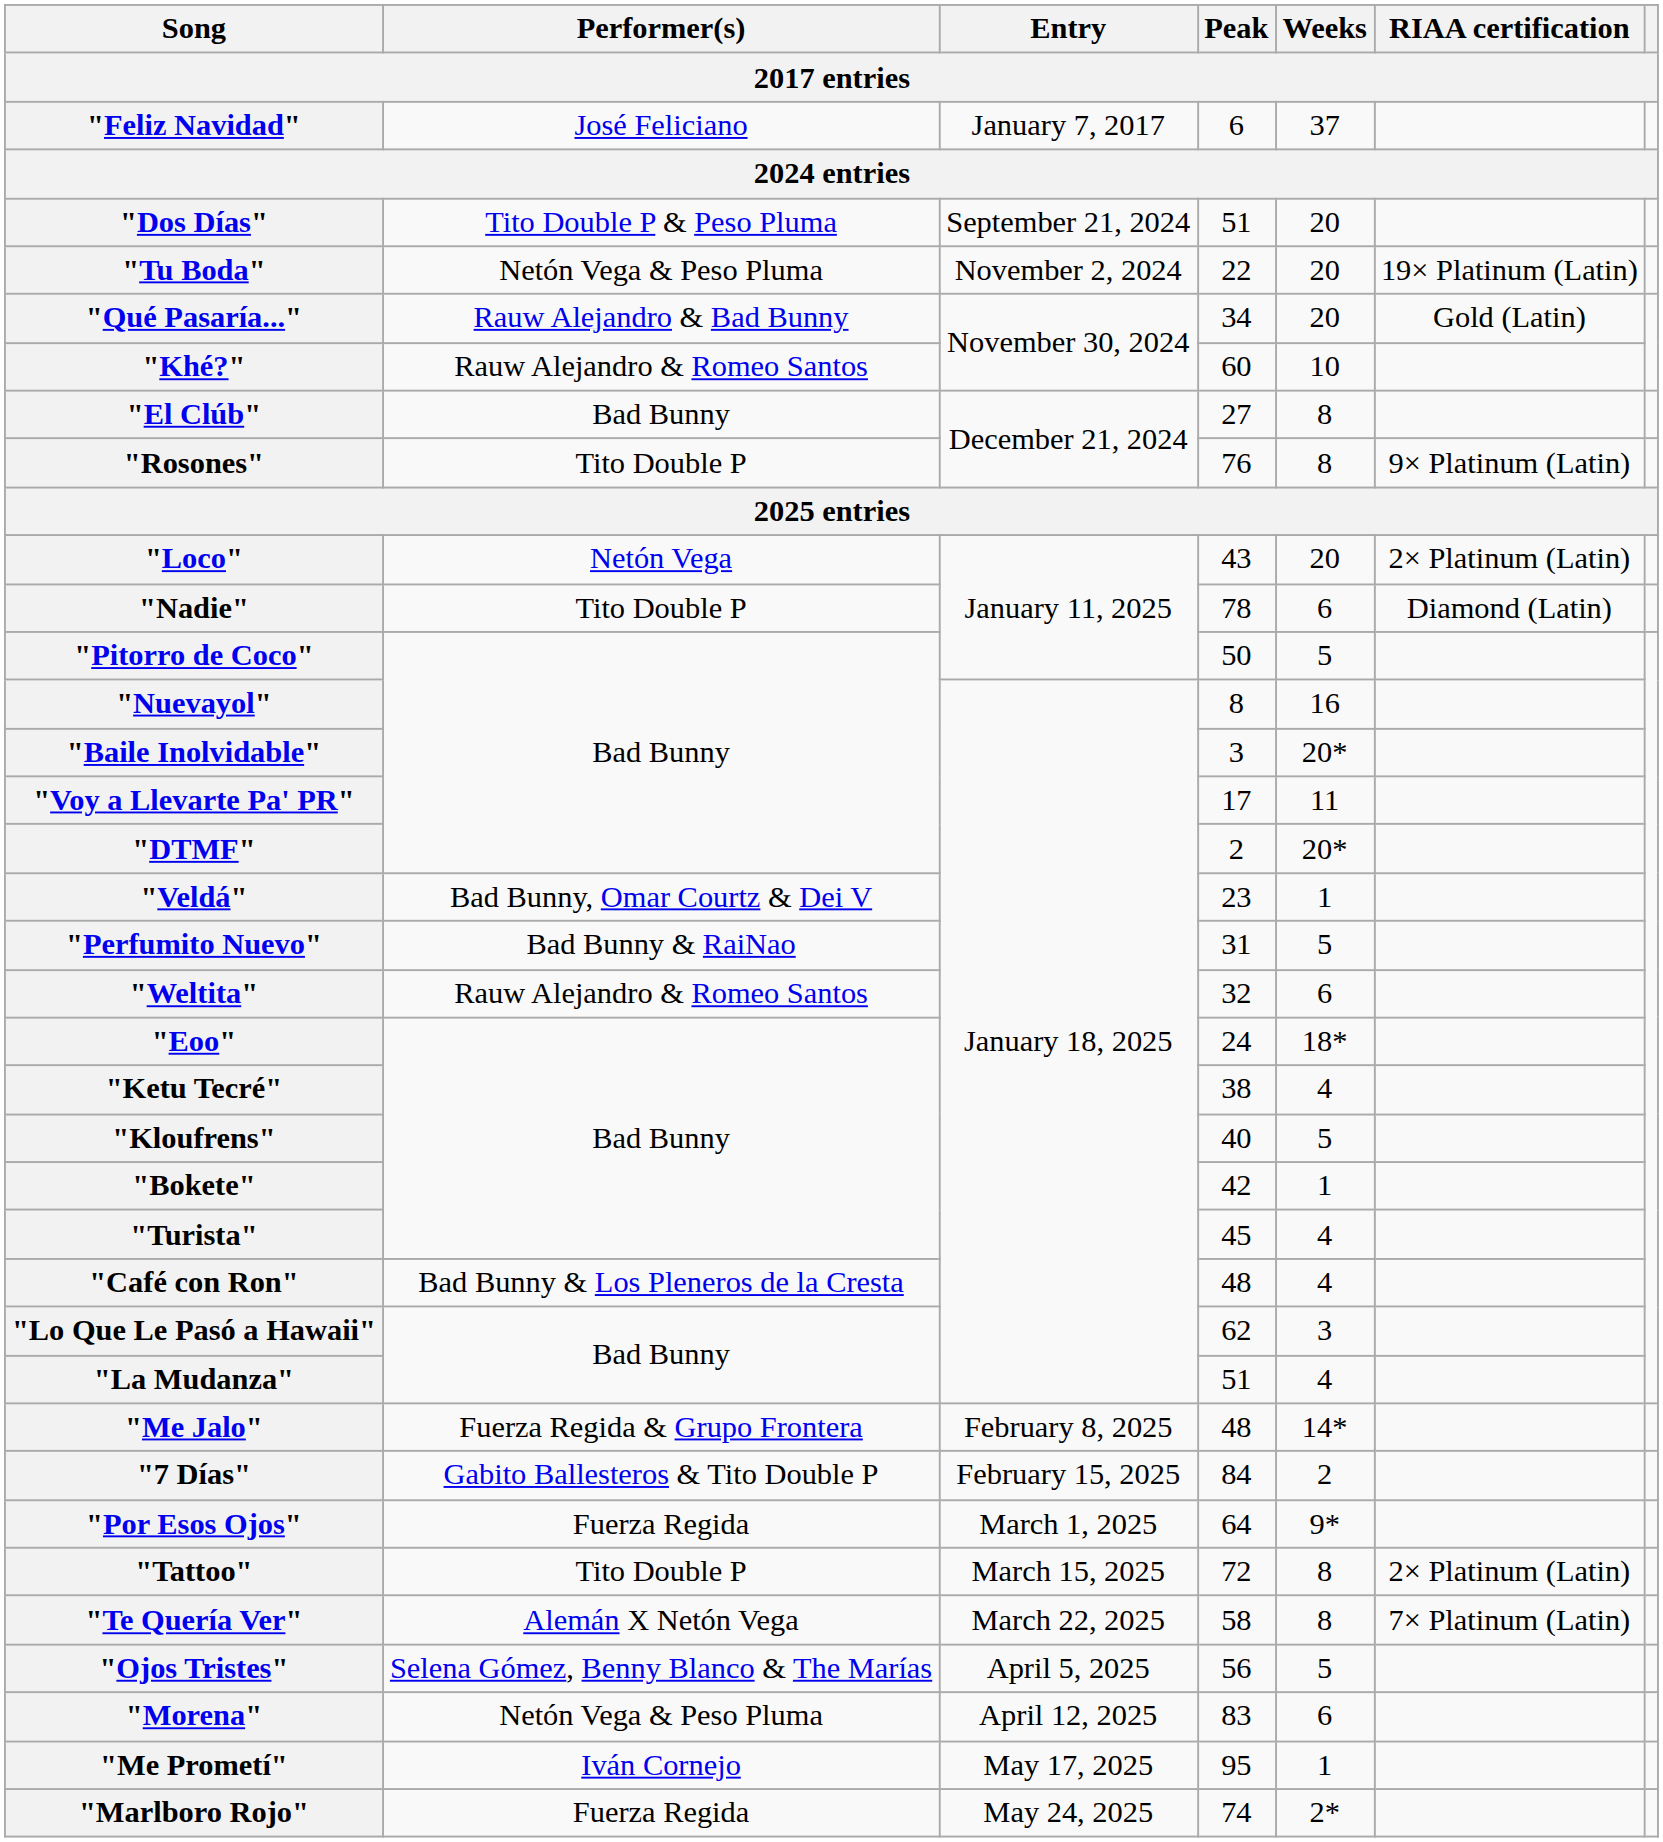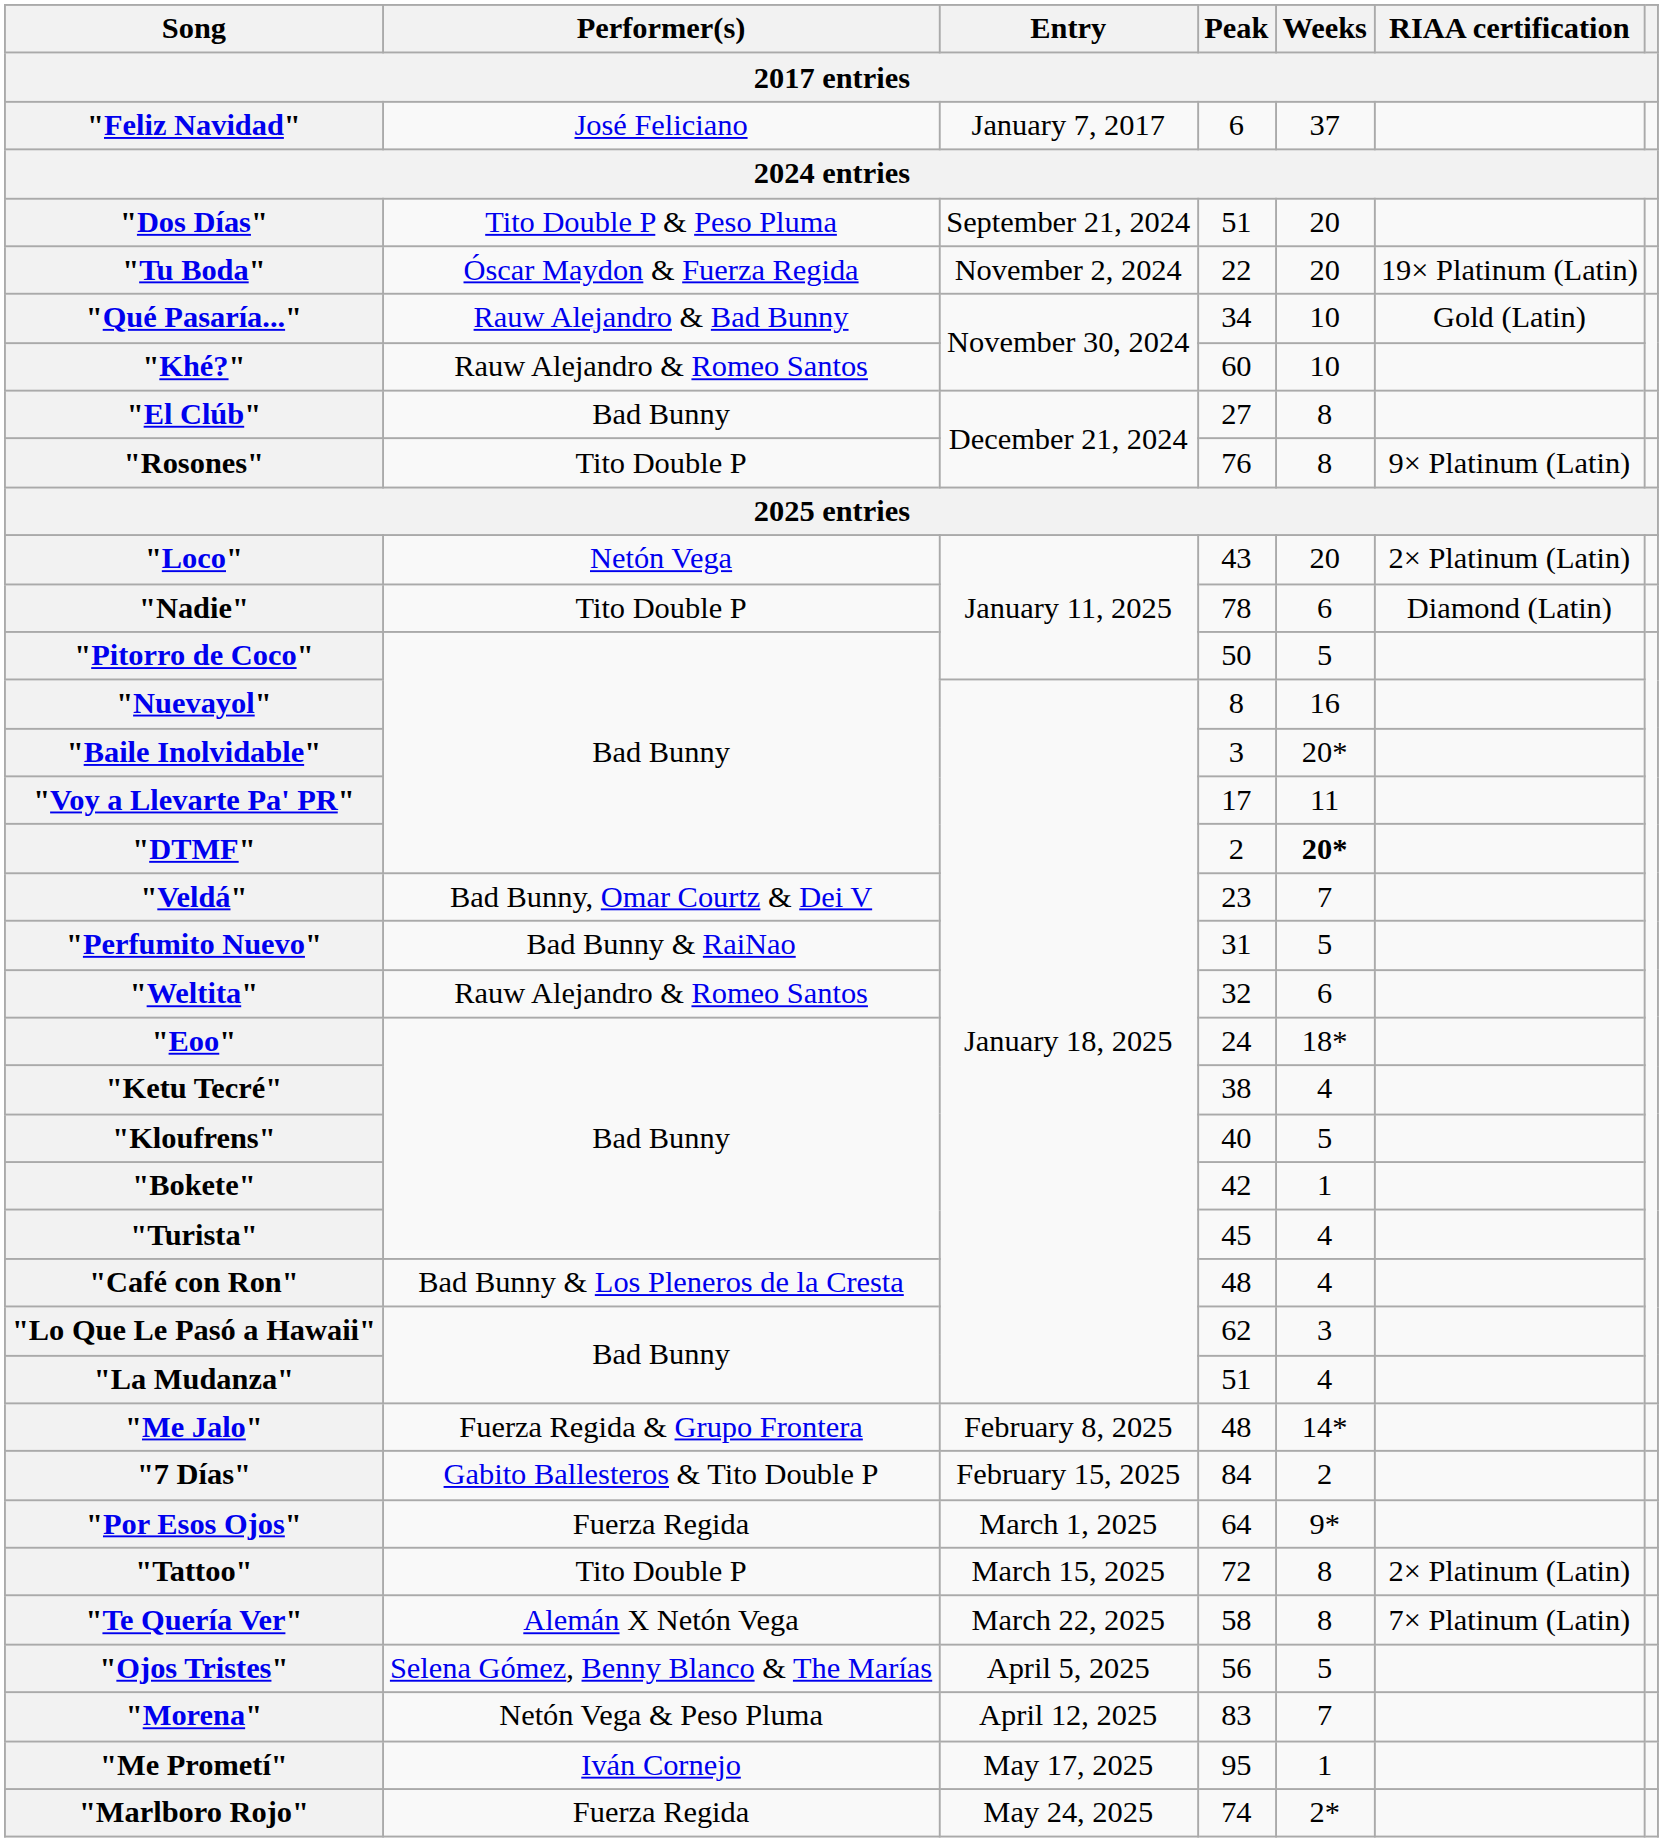(661, 269) Netón Vega & Peso Pluma -> (661, 269) Óscar Maydon & Fuerza Regida
(1325, 317) 20 -> (1325, 317) 10
(1325, 848) normal -> (1325, 848) bold
(1325, 896) 1 -> (1325, 896) 7
(1325, 1716) 6 -> (1325, 1716) 7
